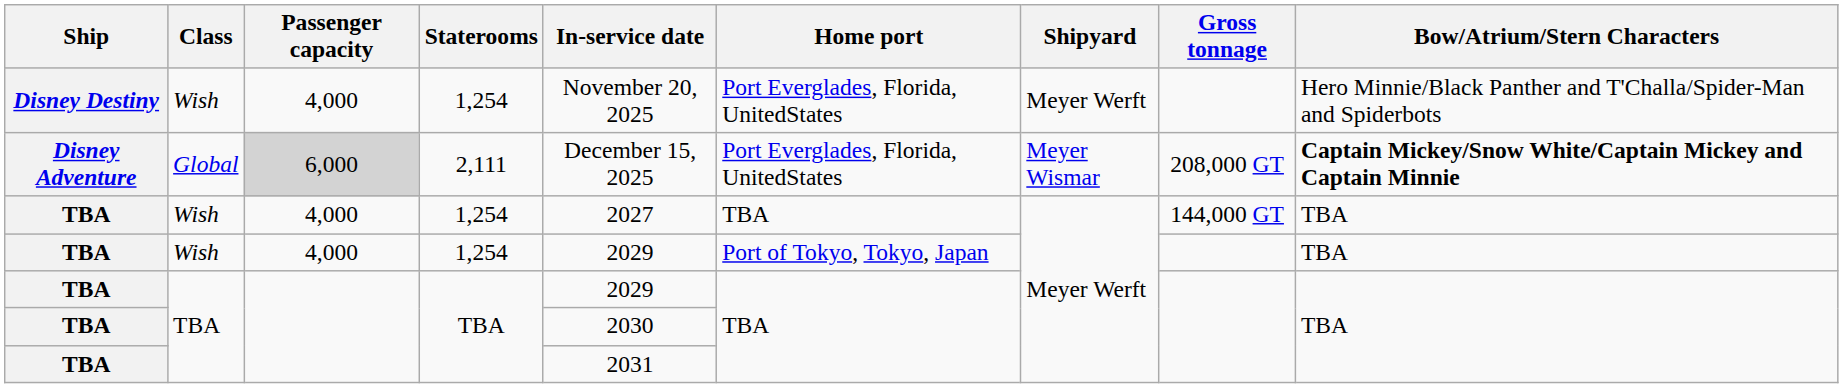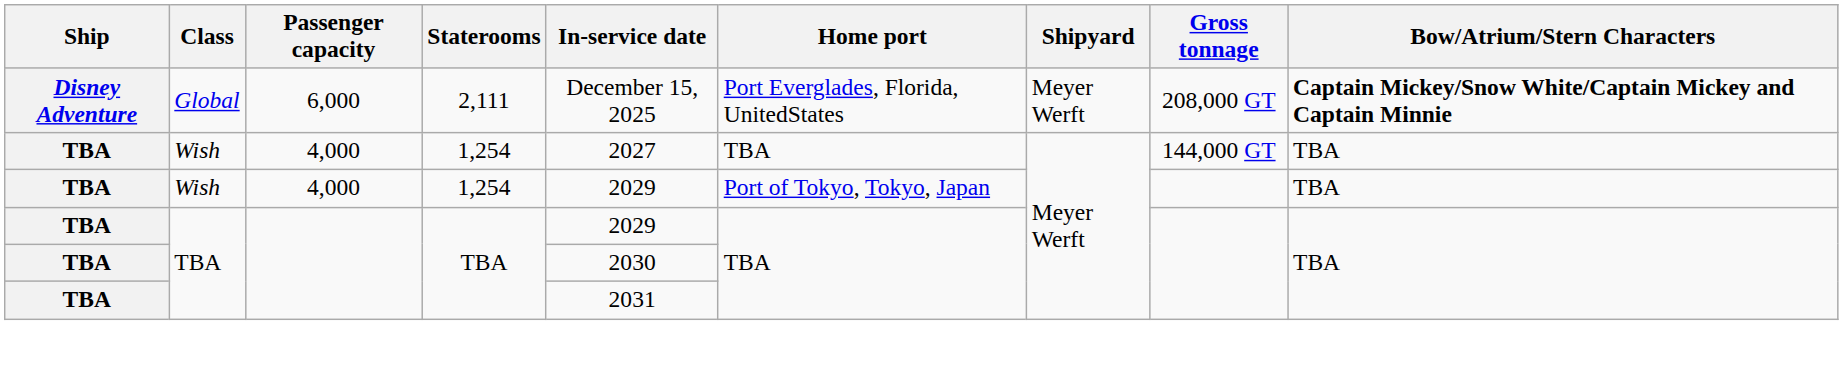- row: (86, 100)
(332, 163) lightgrey background -> (333, 100) no background
(1063, 163) Meyer Wismar -> (1062, 100) Meyer Werft
